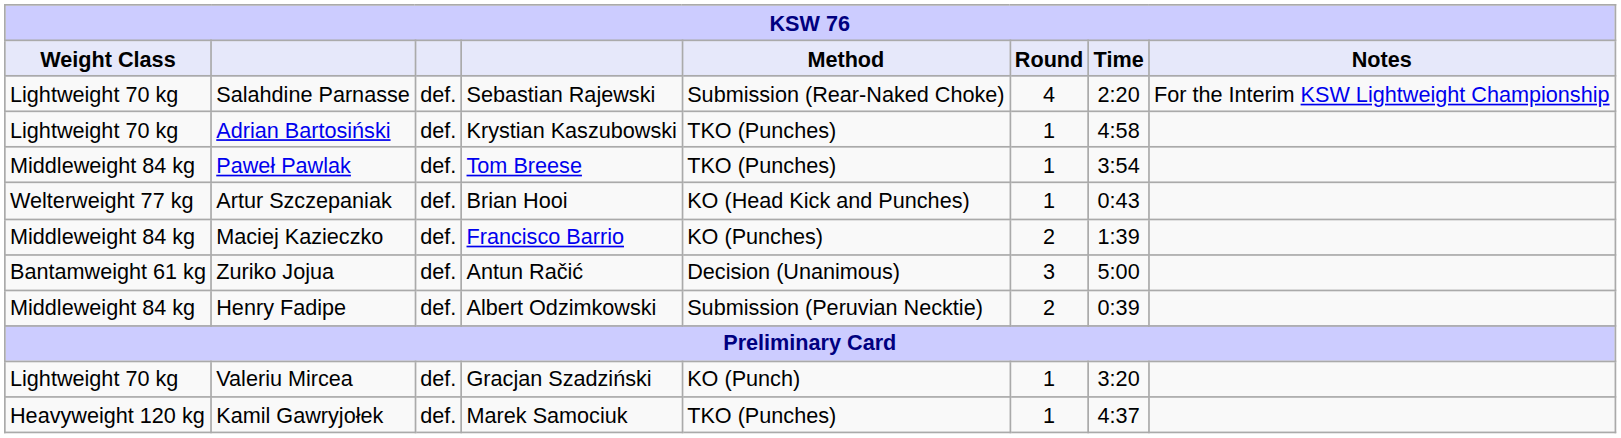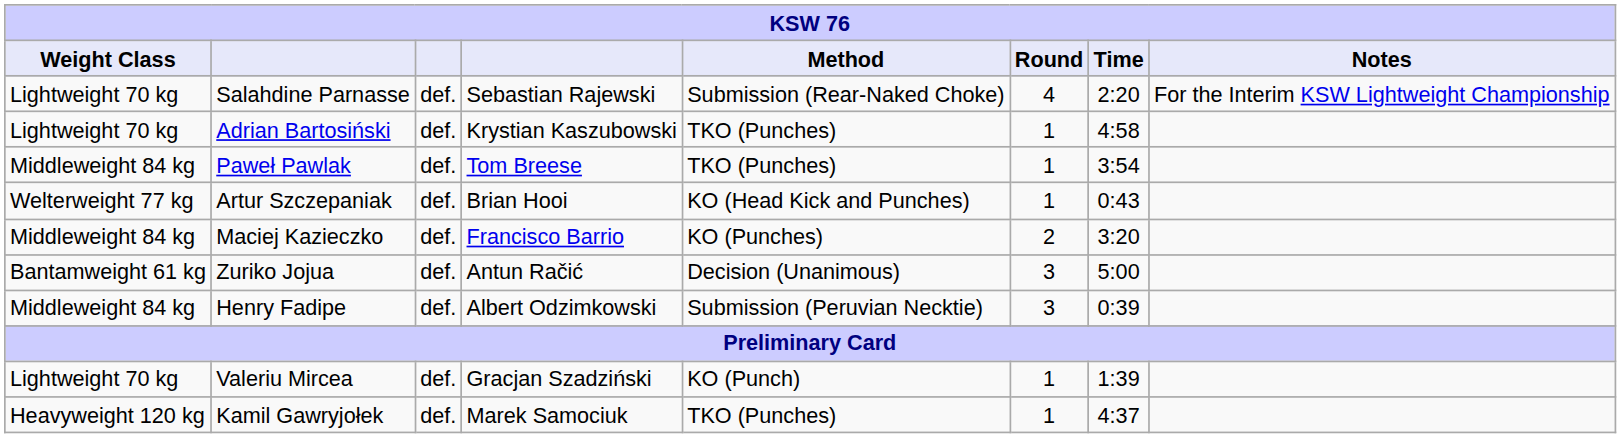(1119, 236) 1:39 -> (1119, 236) 3:20
(1049, 308) 2 -> (1049, 308) 3
(1119, 379) 3:20 -> (1119, 379) 1:39
